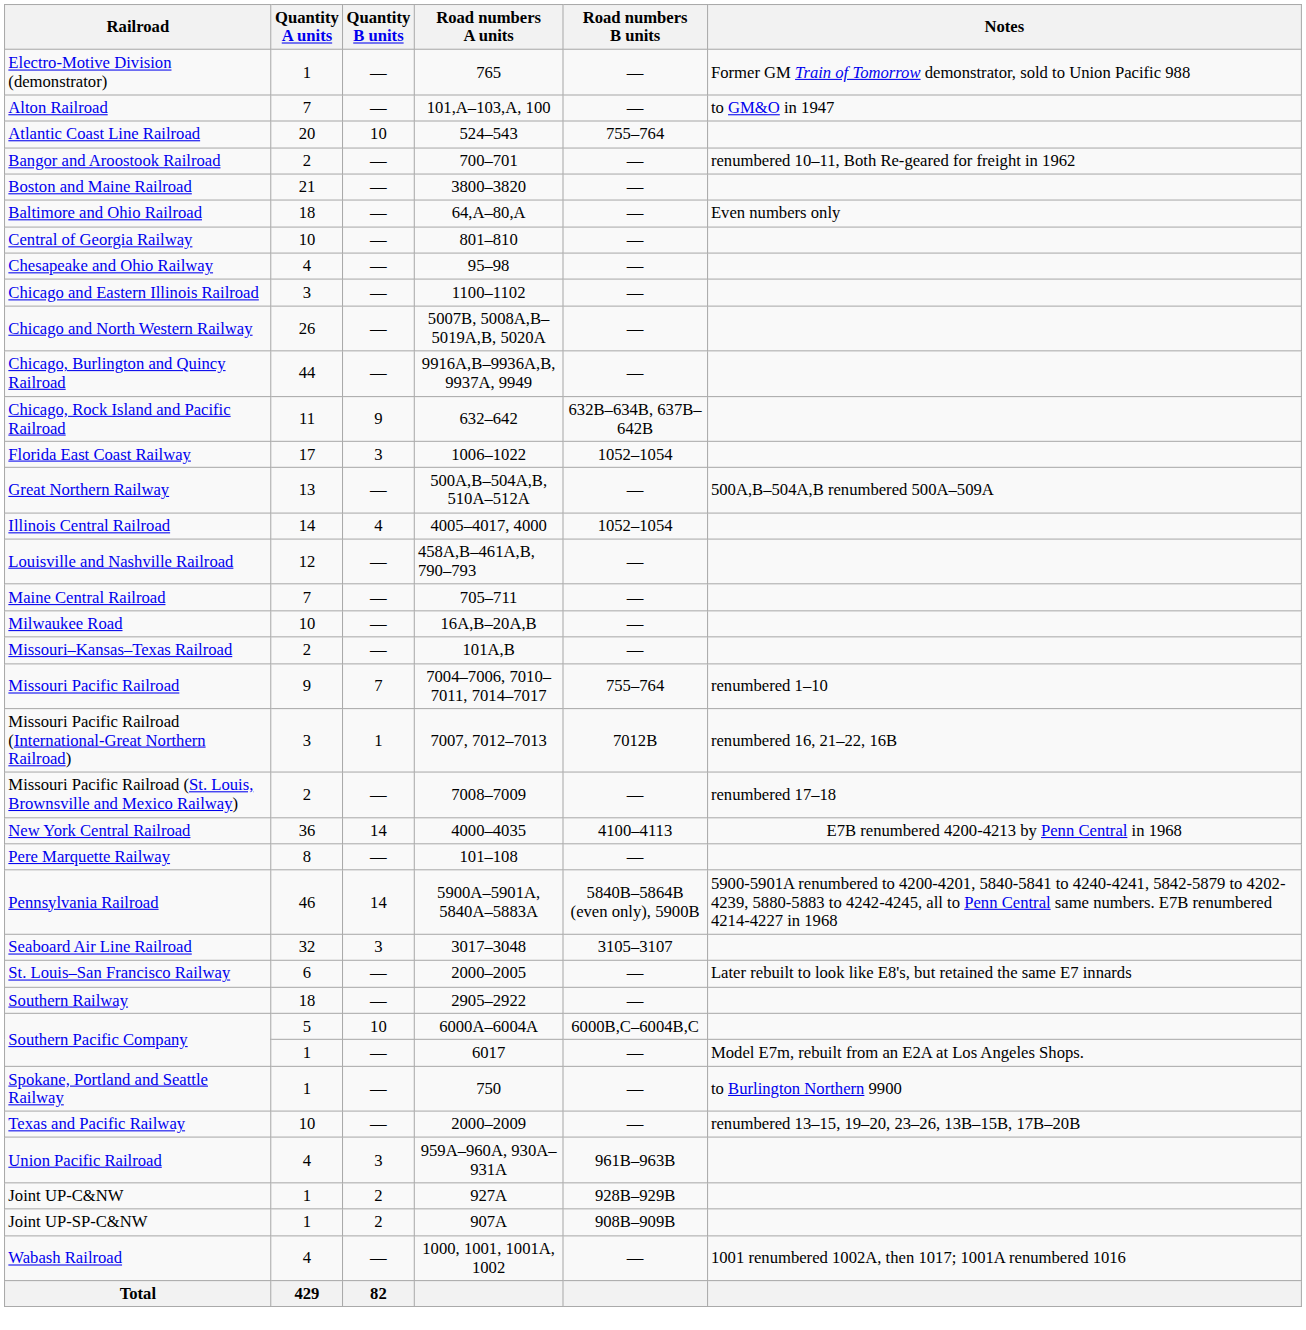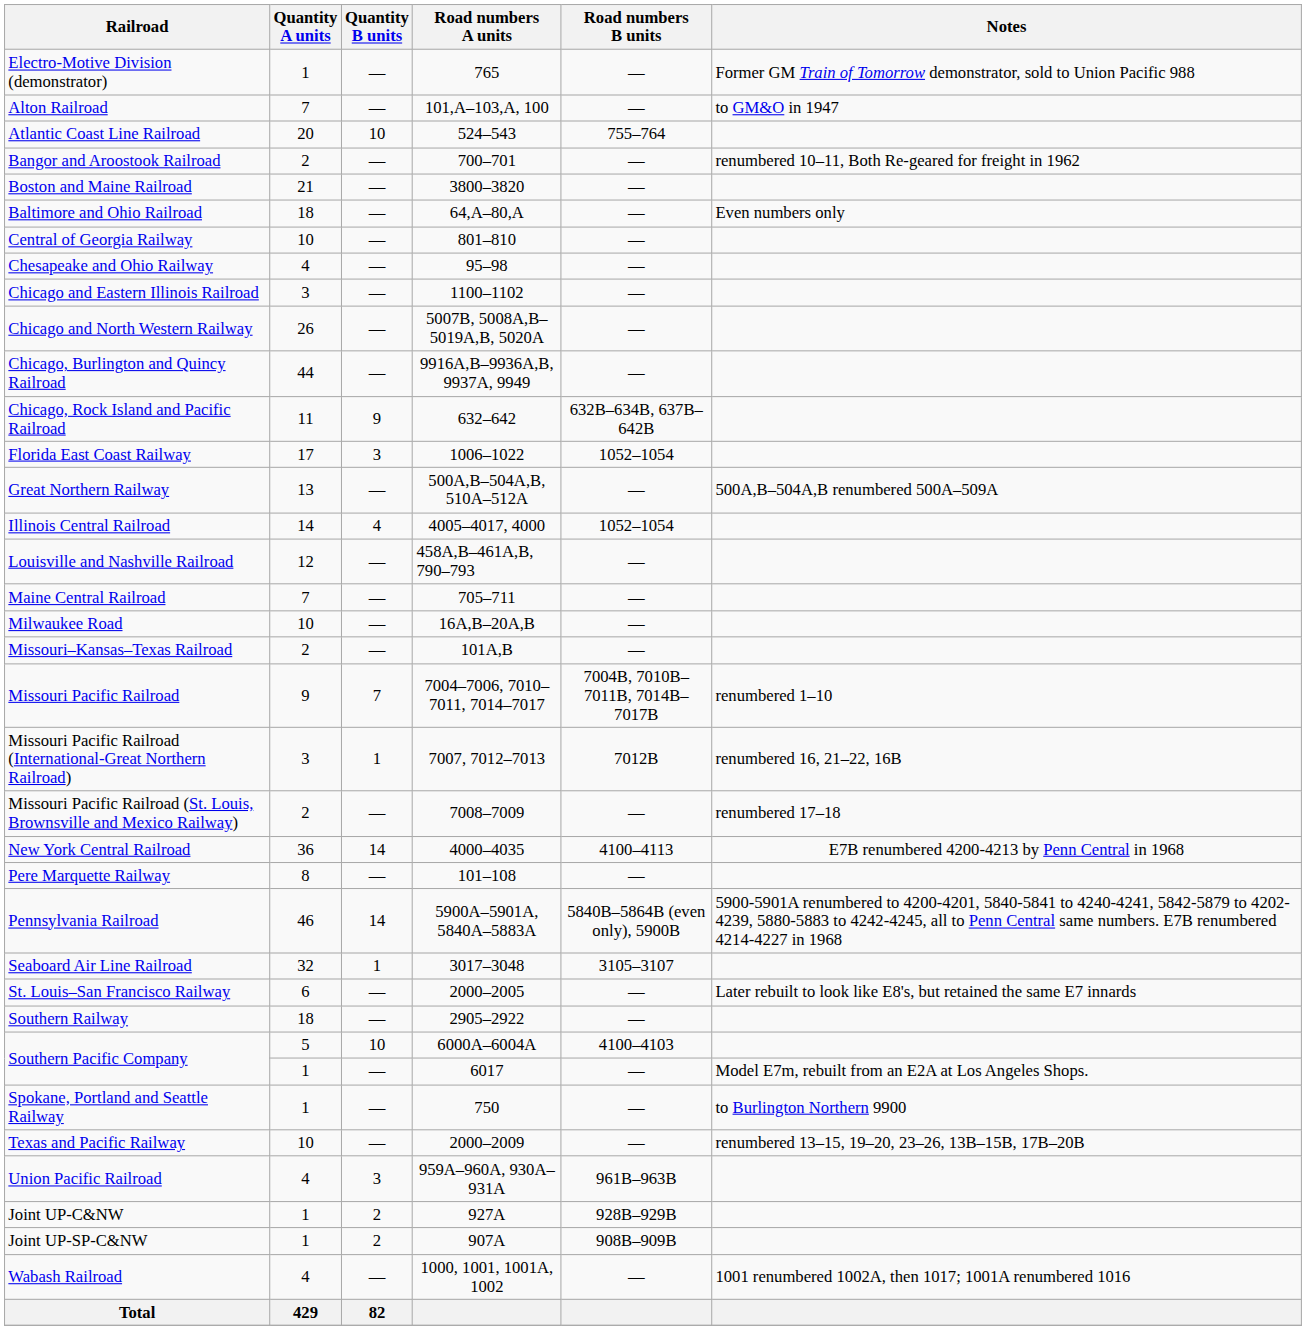(635, 685) 755–764 -> (636, 695) 7004B, 7010B–7011B, 7014B–7017B
(378, 947) 3 -> (377, 965) 1
(635, 1026) 6000B,C–6004B,C -> (636, 1045) 4100–4103
